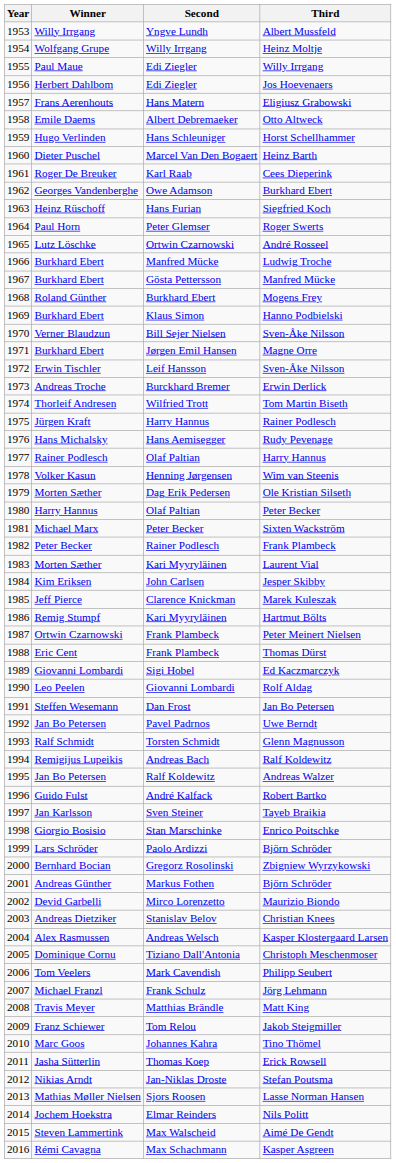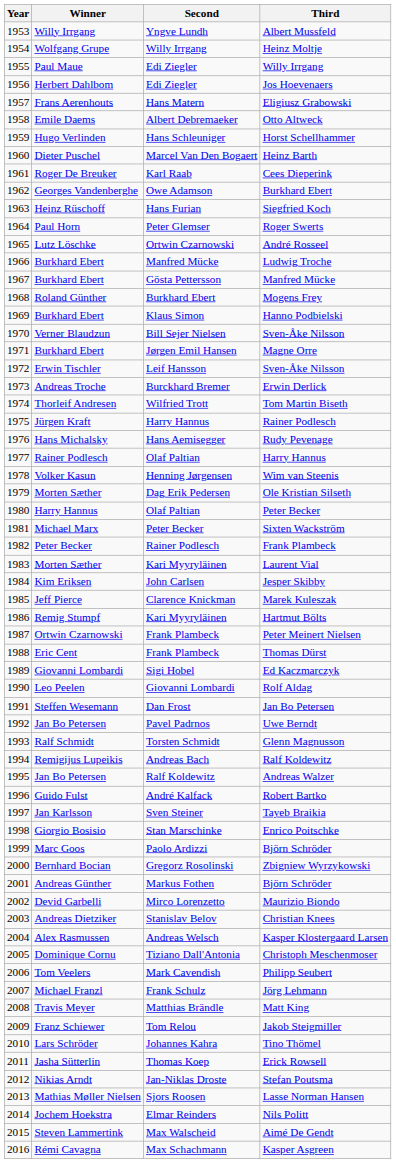(66, 848) Lars Schröder -> (60, 848) Marc Goos
(60, 1043) Marc Goos -> (66, 1043) Lars Schröder
